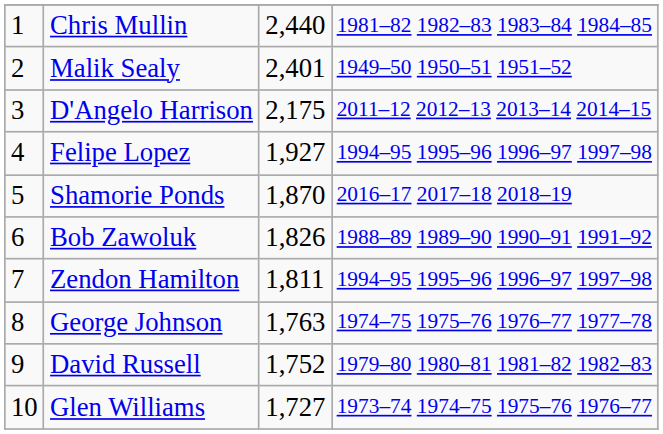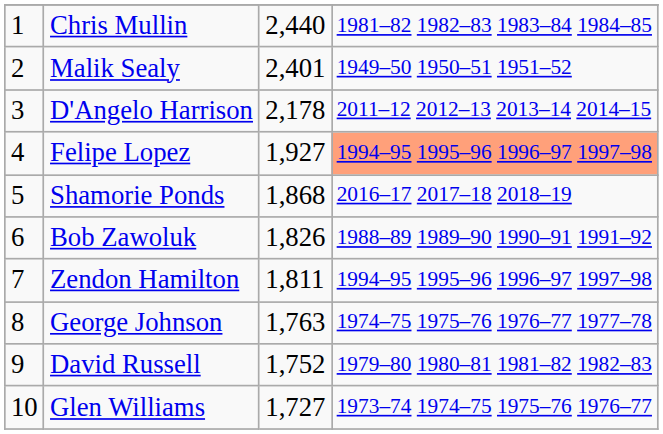(295, 110) 2,175 -> (295, 110) 2,178
(494, 152) no background -> (494, 152) lightsalmon background
(295, 195) 1,870 -> (295, 195) 1,868
